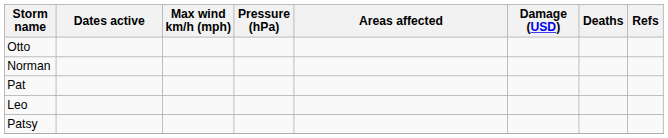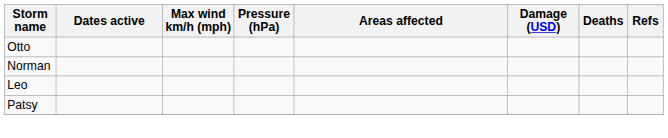- row: (16, 85)
